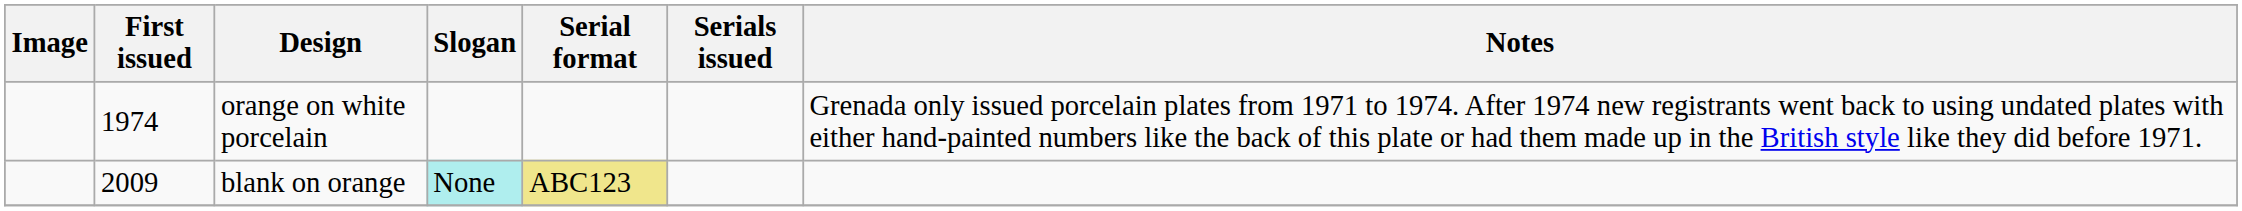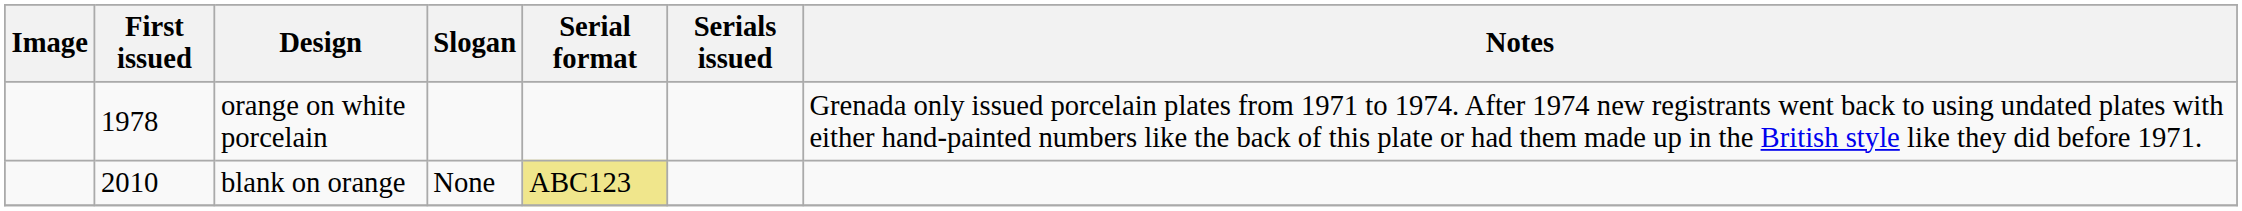(130, 120) 1974 -> (130, 120) 1978
(130, 182) 2009 -> (130, 182) 2010
(464, 182) paleturquoise background -> (464, 182) no background
